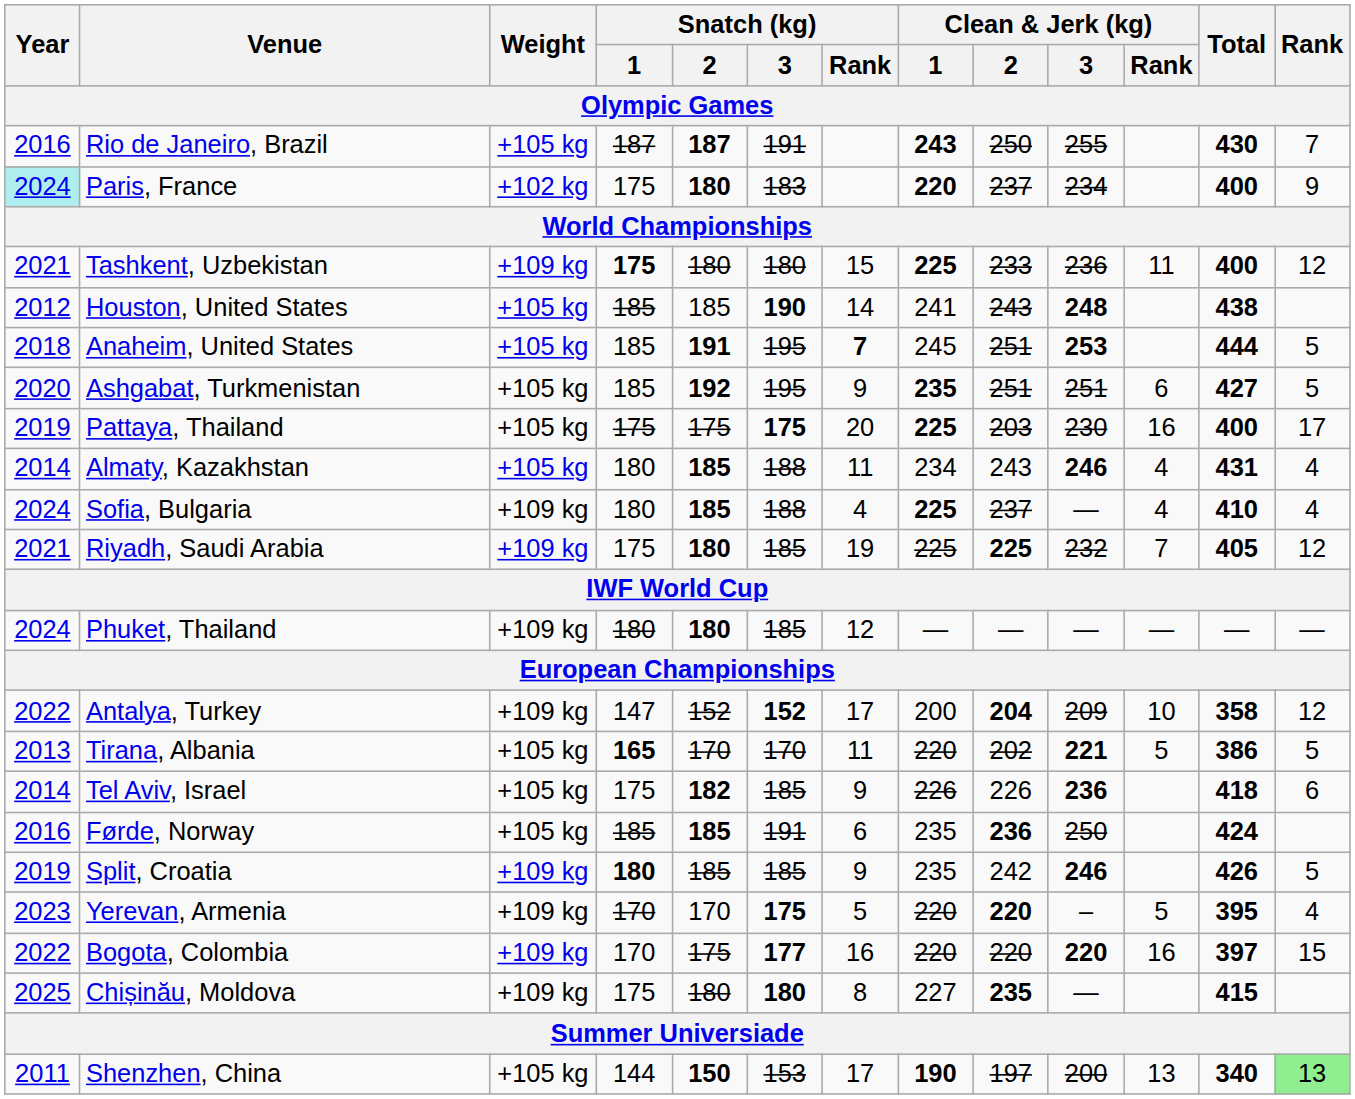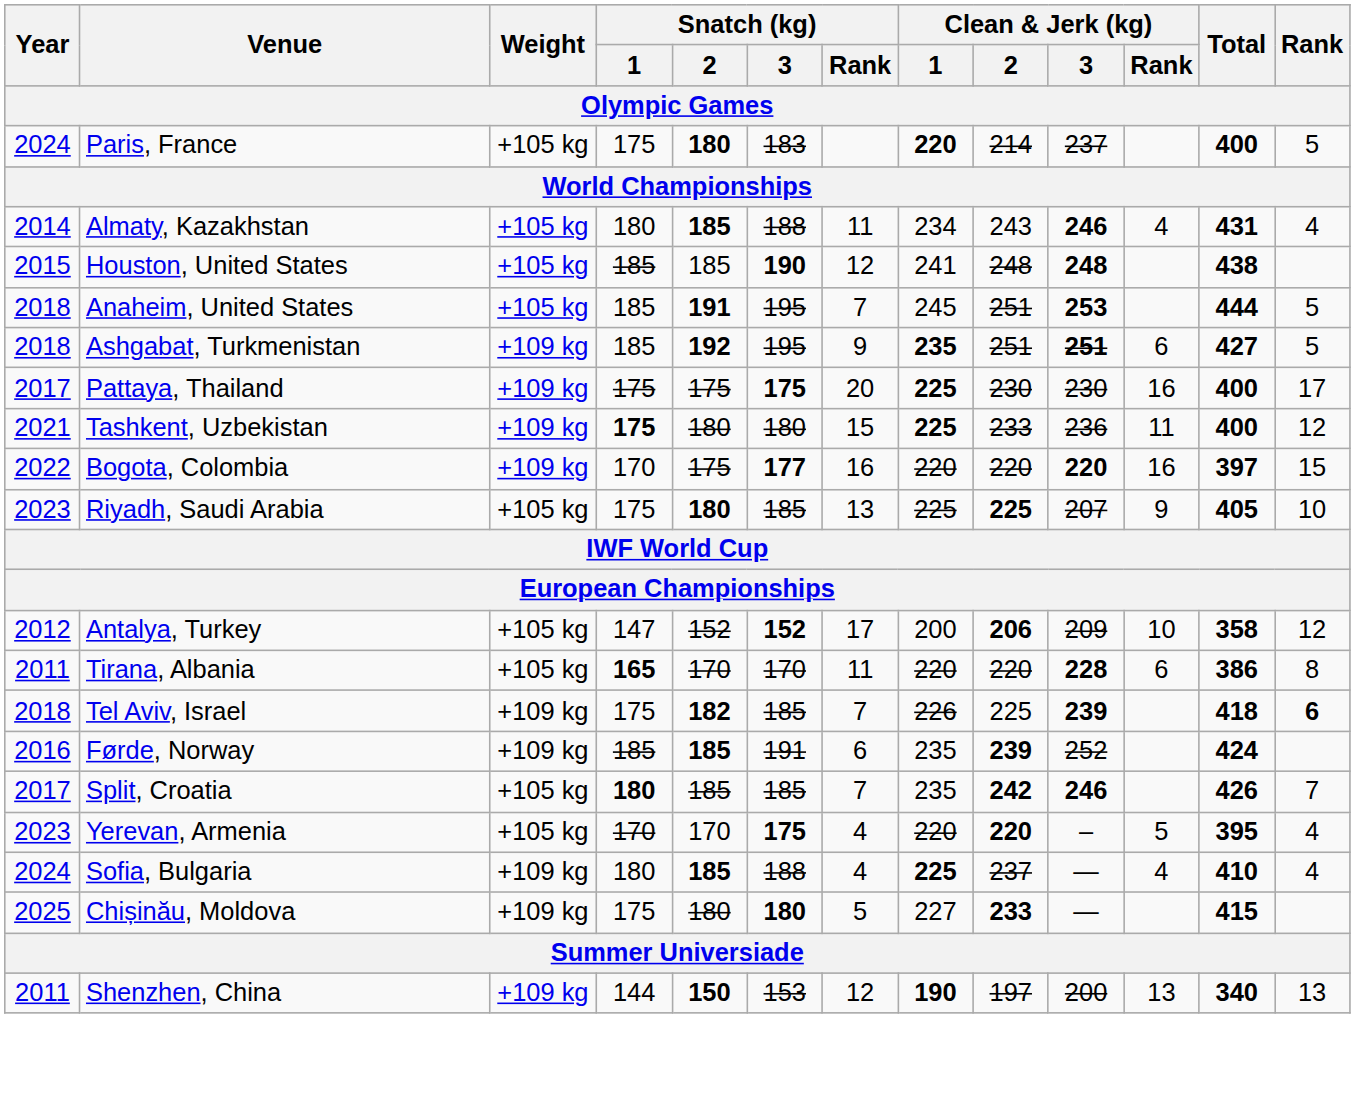- row: (207, 145)
(42, 186) paleturquoise background -> (42, 145) no background
(543, 186) +102 kg -> (543, 145) +105 kg
(1011, 186) 237 -> (1011, 145) 214
(1086, 186) 234 -> (1086, 145) 237
(1312, 186) 9 -> (1312, 145) 5
rows swapped: (197, 468) <-> (207, 266)
(42, 307) 2012 -> (42, 266) 2015
(860, 307) 14 -> (860, 266) 12
(1011, 307) 243 -> (1011, 266) 248
(860, 347) bold -> (860, 307) normal
(42, 387) 2020 -> (42, 347) 2018
(543, 387) +105 kg -> (543, 347) +109 kg
(1086, 387) normal -> (1086, 347) bold
(42, 428) 2019 -> (42, 387) 2017
(543, 428) +105 kg -> (543, 387) +109 kg
(1011, 428) 203 -> (1011, 387) 230
rows swapped: (187, 952) <-> (169, 508)
(42, 549) 2021 -> (42, 508) 2023
(543, 549) +109 kg -> (543, 508) +105 kg
(860, 549) 19 -> (860, 508) 13
(1086, 549) 232 -> (1086, 508) 207
(1161, 549) 7 -> (1161, 508) 9
(1312, 549) 12 -> (1312, 508) 10
- row: (181, 629)
(42, 710) 2022 -> (42, 629) 2012
(543, 710) +109 kg -> (543, 629) +105 kg
(1011, 710) 204 -> (1011, 629) 206
(42, 750) 2013 -> (42, 670) 2011
(1011, 750) 202 -> (1011, 670) 220
(1086, 750) 221 -> (1086, 670) 228
(1161, 750) 5 -> (1161, 670) 6
(1312, 750) 5 -> (1312, 670) 8
(42, 791) 2014 -> (42, 710) 2018
(543, 791) +105 kg -> (543, 710) +109 kg
(860, 791) 9 -> (860, 710) 7
(1011, 791) 226 -> (1011, 710) 225
(1086, 791) 236 -> (1086, 710) 239
(1312, 791) normal -> (1312, 710) bold
(543, 831) +105 kg -> (543, 750) +109 kg
(1011, 831) 236 -> (1011, 750) 239
(1086, 831) 250 -> (1086, 750) 252
(42, 871) 2019 -> (42, 791) 2017
(543, 871) +109 kg -> (543, 791) +105 kg
(860, 871) 9 -> (860, 791) 7
(1011, 871) normal -> (1011, 791) bold
(1312, 871) 5 -> (1312, 791) 7
(543, 912) +109 kg -> (543, 831) +105 kg
(860, 912) 5 -> (860, 831) 4
(860, 992) 8 -> (860, 912) 5
(1011, 992) 235 -> (1011, 912) 233
(543, 1073) +105 kg -> (543, 992) +109 kg
(860, 1073) 17 -> (860, 992) 12
(1312, 1073) lightgreen background -> (1312, 992) no background
